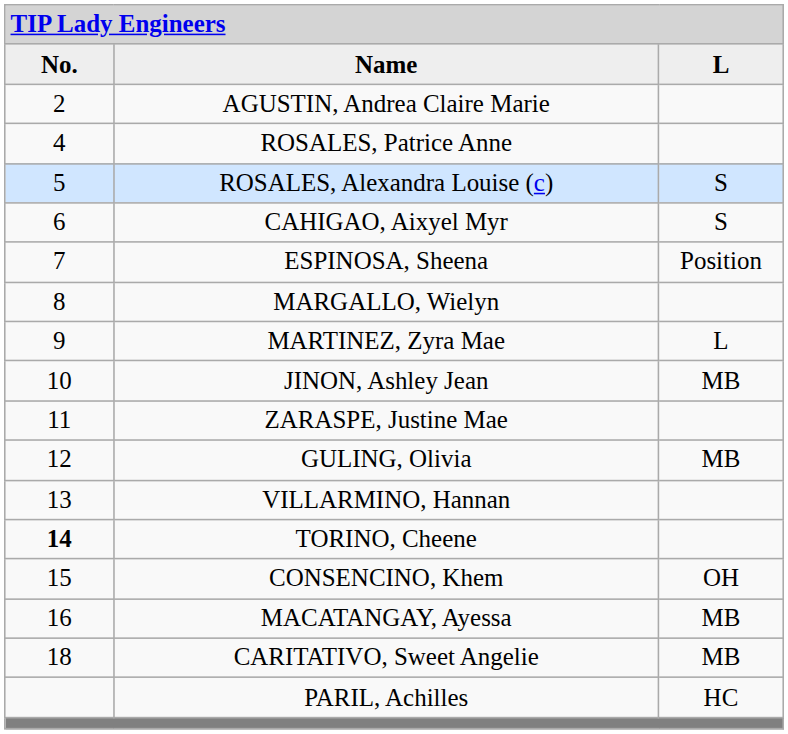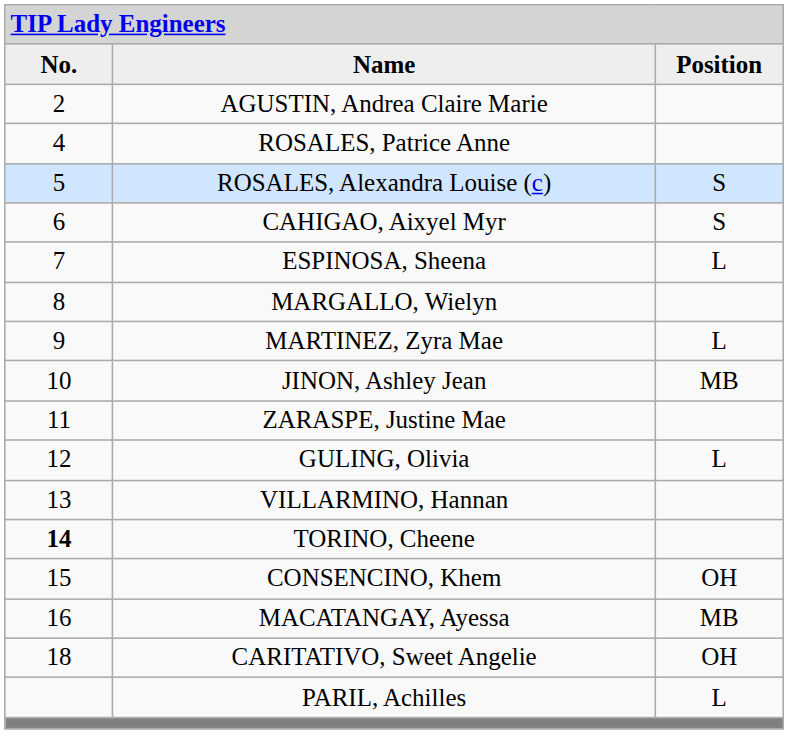(721, 63) L -> (719, 63) Position
(721, 261) Position -> (719, 261) L
(721, 459) MB -> (719, 459) L
(721, 657) MB -> (719, 657) OH
(721, 697) HC -> (719, 697) L
